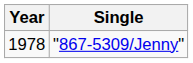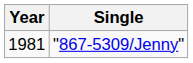(27, 44) 1978 -> (27, 44) 1981
